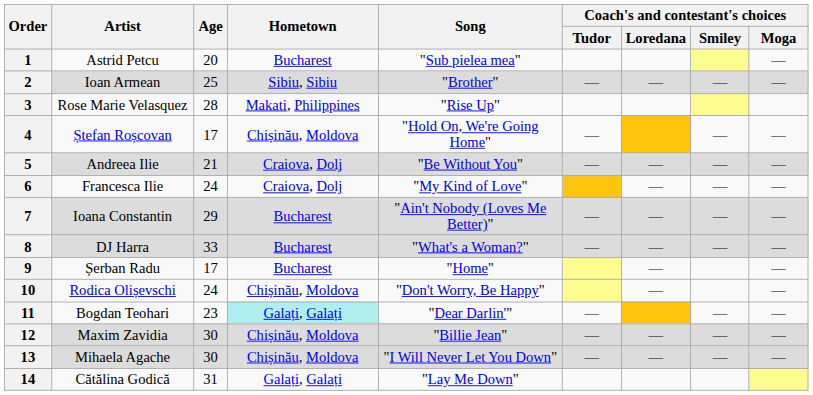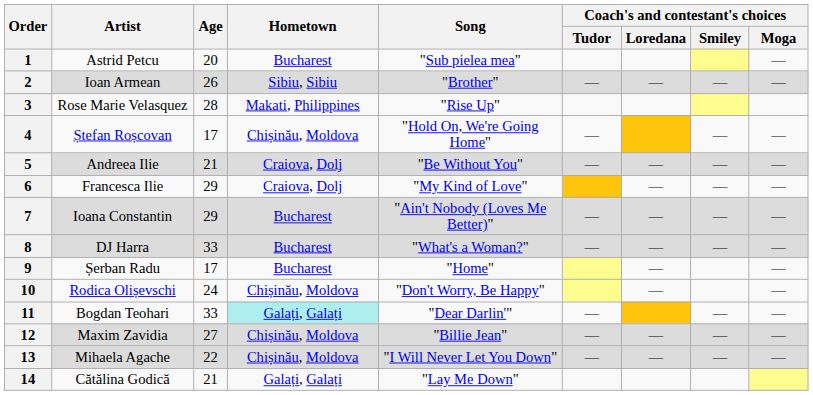(211, 82) 25 -> (211, 82) 26
(211, 186) 24 -> (211, 186) 29
(211, 313) 23 -> (211, 313) 33
(211, 335) 30 -> (211, 335) 27
(211, 357) 30 -> (211, 357) 22
(211, 379) 31 -> (211, 379) 21
